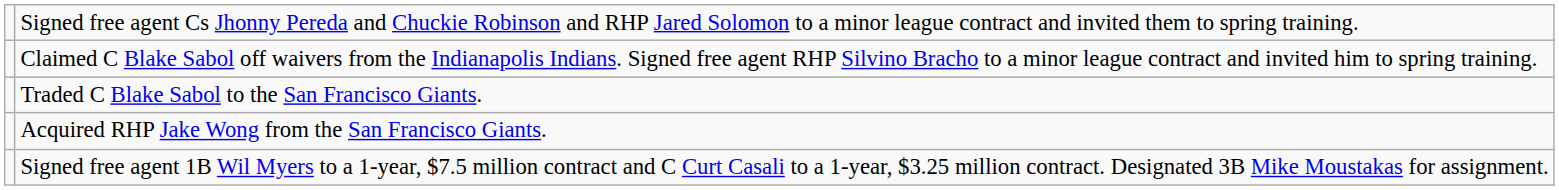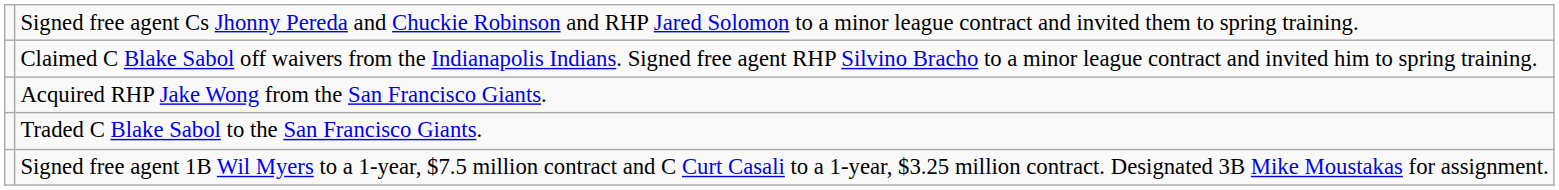rows swapped: (251, 94) <-> (284, 130)
